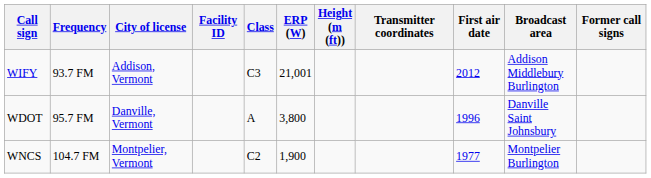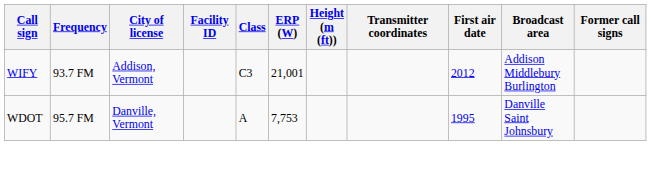(293, 118) 3,800 -> (284, 118) 7,753
(468, 118) 1996 -> (463, 118) 1995
- row: (24, 156)
